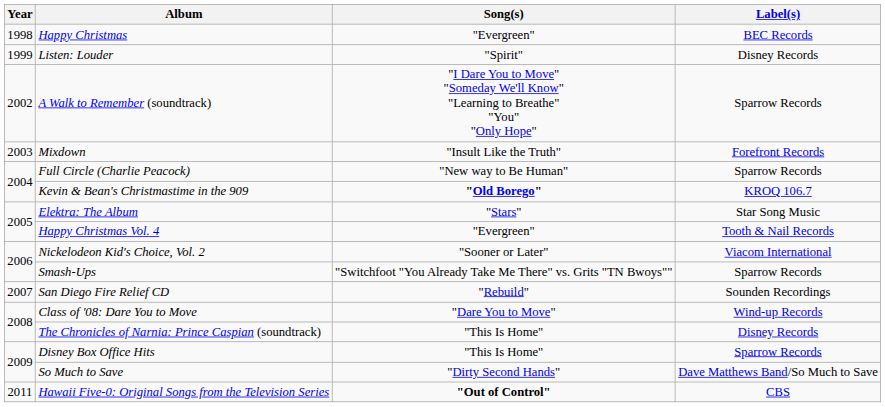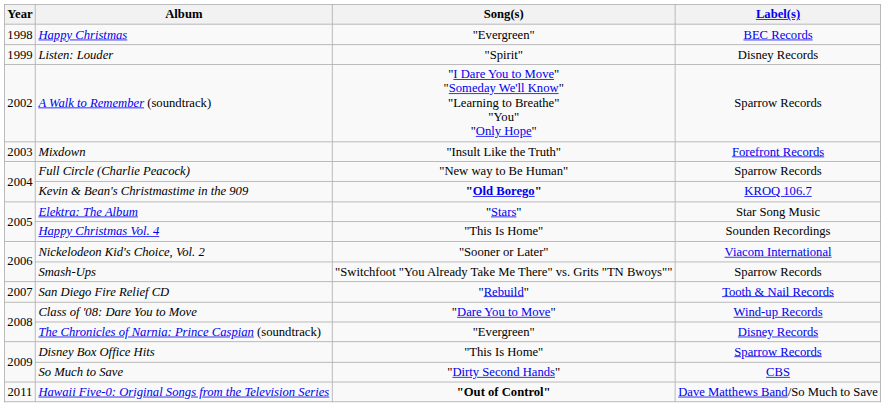(504, 231) "Evergreen" -> (504, 231) "This Is Home"
(778, 231) Tooth & Nail Records -> (778, 231) Sounden Recordings
(778, 291) Sounden Recordings -> (778, 291) Tooth & Nail Records
(504, 332) "This Is Home" -> (504, 332) "Evergreen"
(778, 372) Dave Matthews Band/So Much to Save -> (778, 372) CBS
(778, 392) CBS -> (778, 392) Dave Matthews Band/So Much to Save
